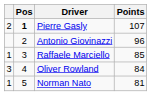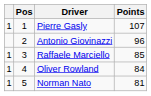(9, 25) 2 -> (9, 25) 1
(24, 25) bold -> (24, 25) normal
(9, 69) 3 -> (9, 69) 1
